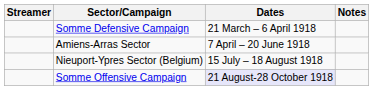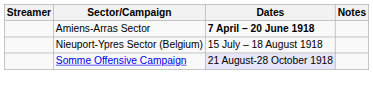- row: (122, 28)
(259, 45) normal -> (261, 28) bold
